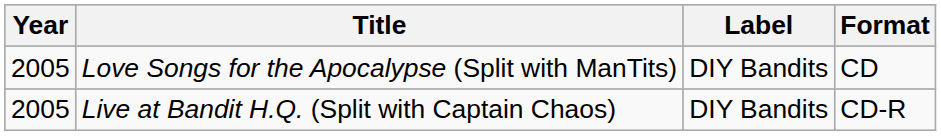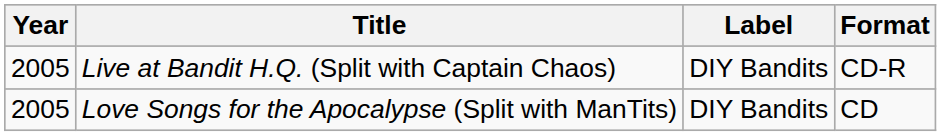rows swapped: (349, 109) <-> (379, 67)
